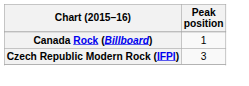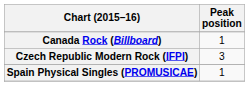+ row: (102, 72)
